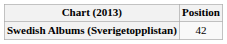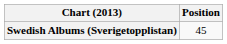(201, 30) 42 -> (201, 30) 45
